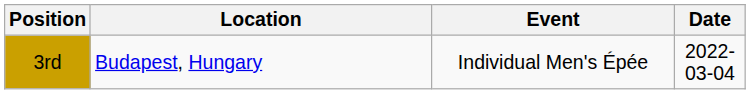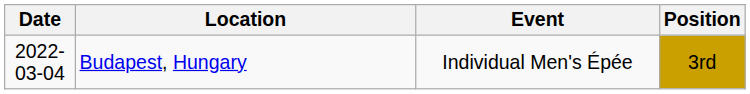columns swapped: (710, 19) <-> (48, 19)
